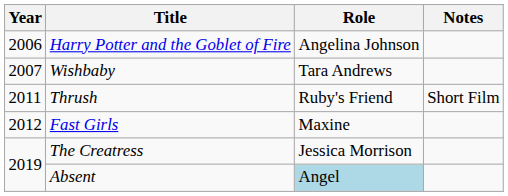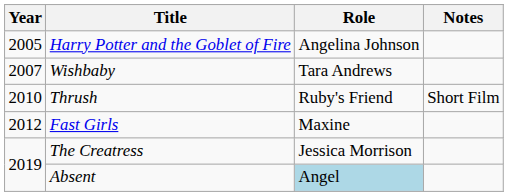(25, 44) 2006 -> (25, 44) 2005
(25, 97) 2011 -> (25, 97) 2010
